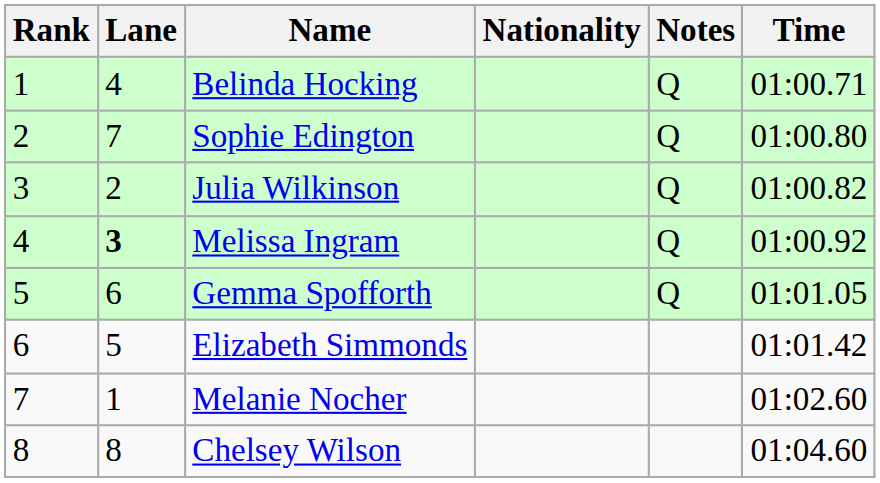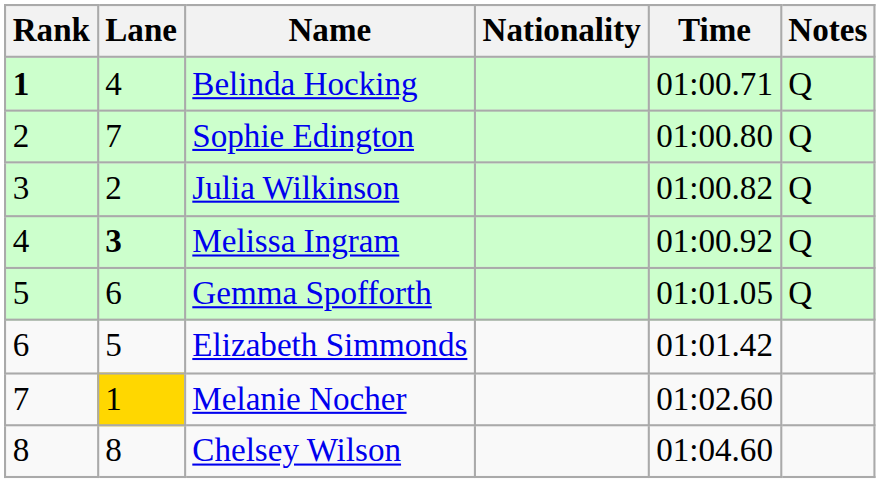columns swapped: (809, 30) <-> (696, 30)
(21, 83) normal -> (21, 83) bold
(114, 398) no background -> (114, 398) gold background
